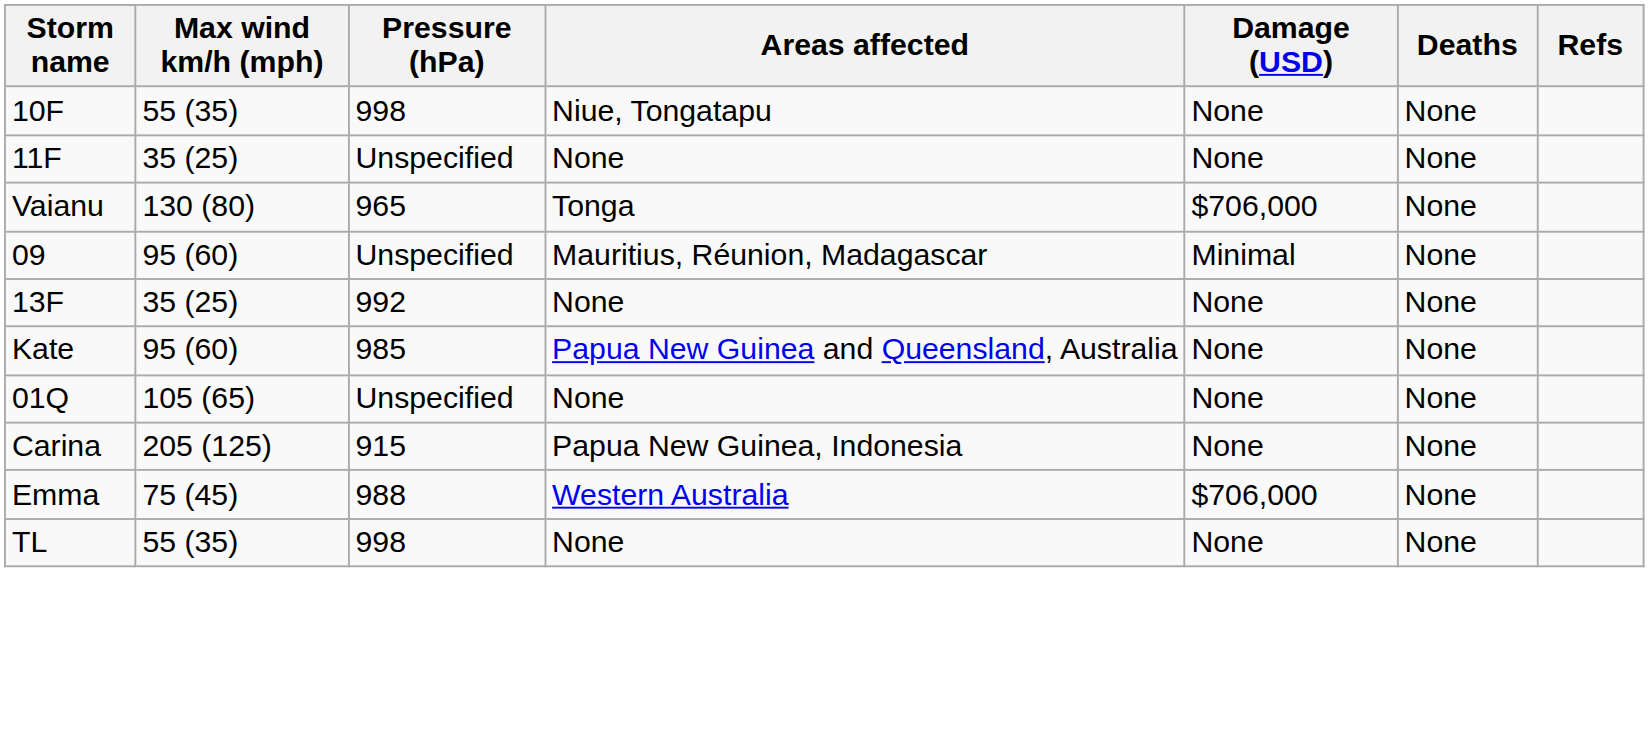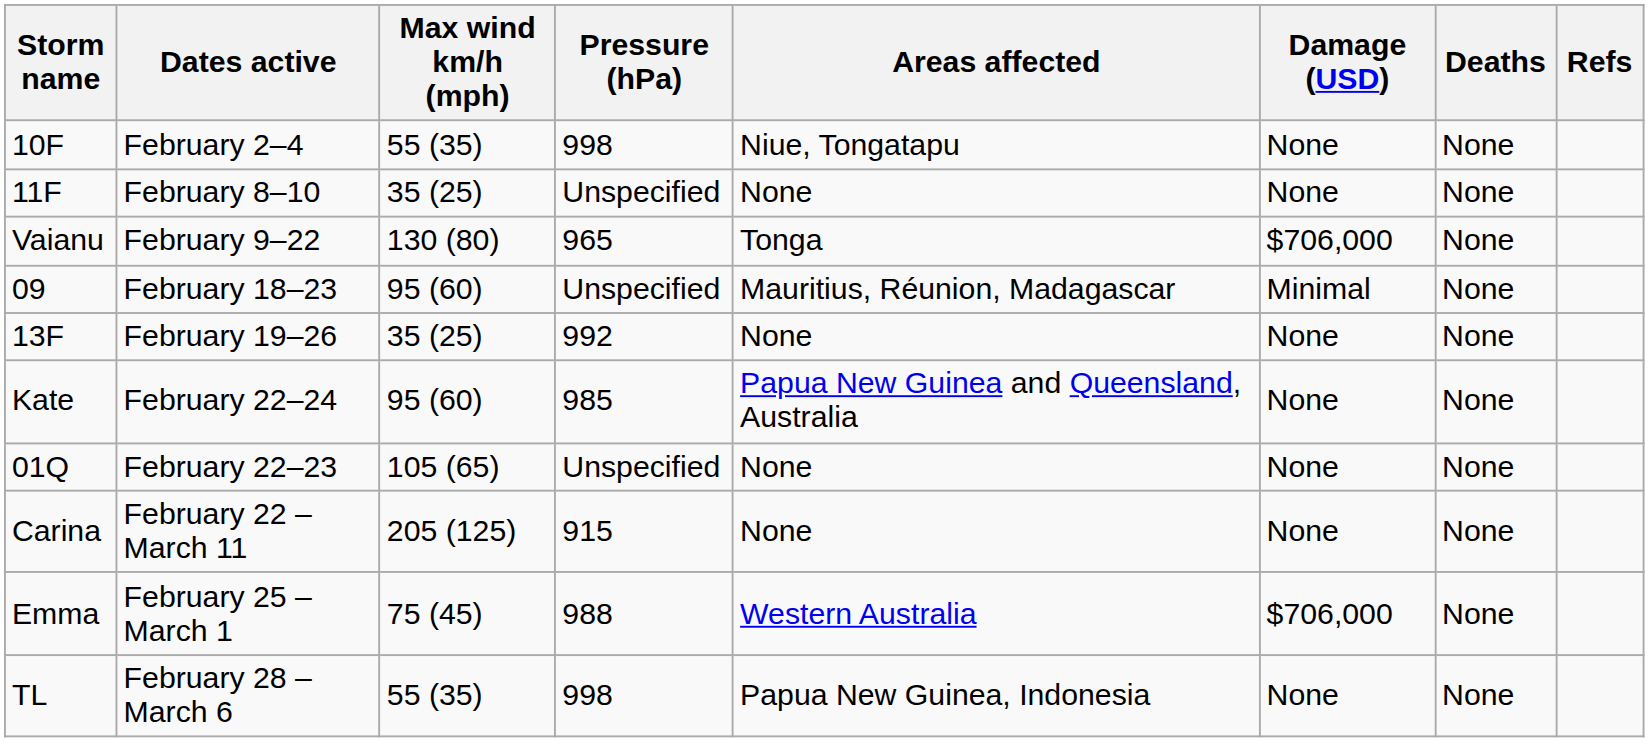+ column: (248, 62)
(757, 446) Papua New Guinea, Indonesia -> (776, 531) None
(588, 542) None -> (945, 695) Papua New Guinea, Indonesia
